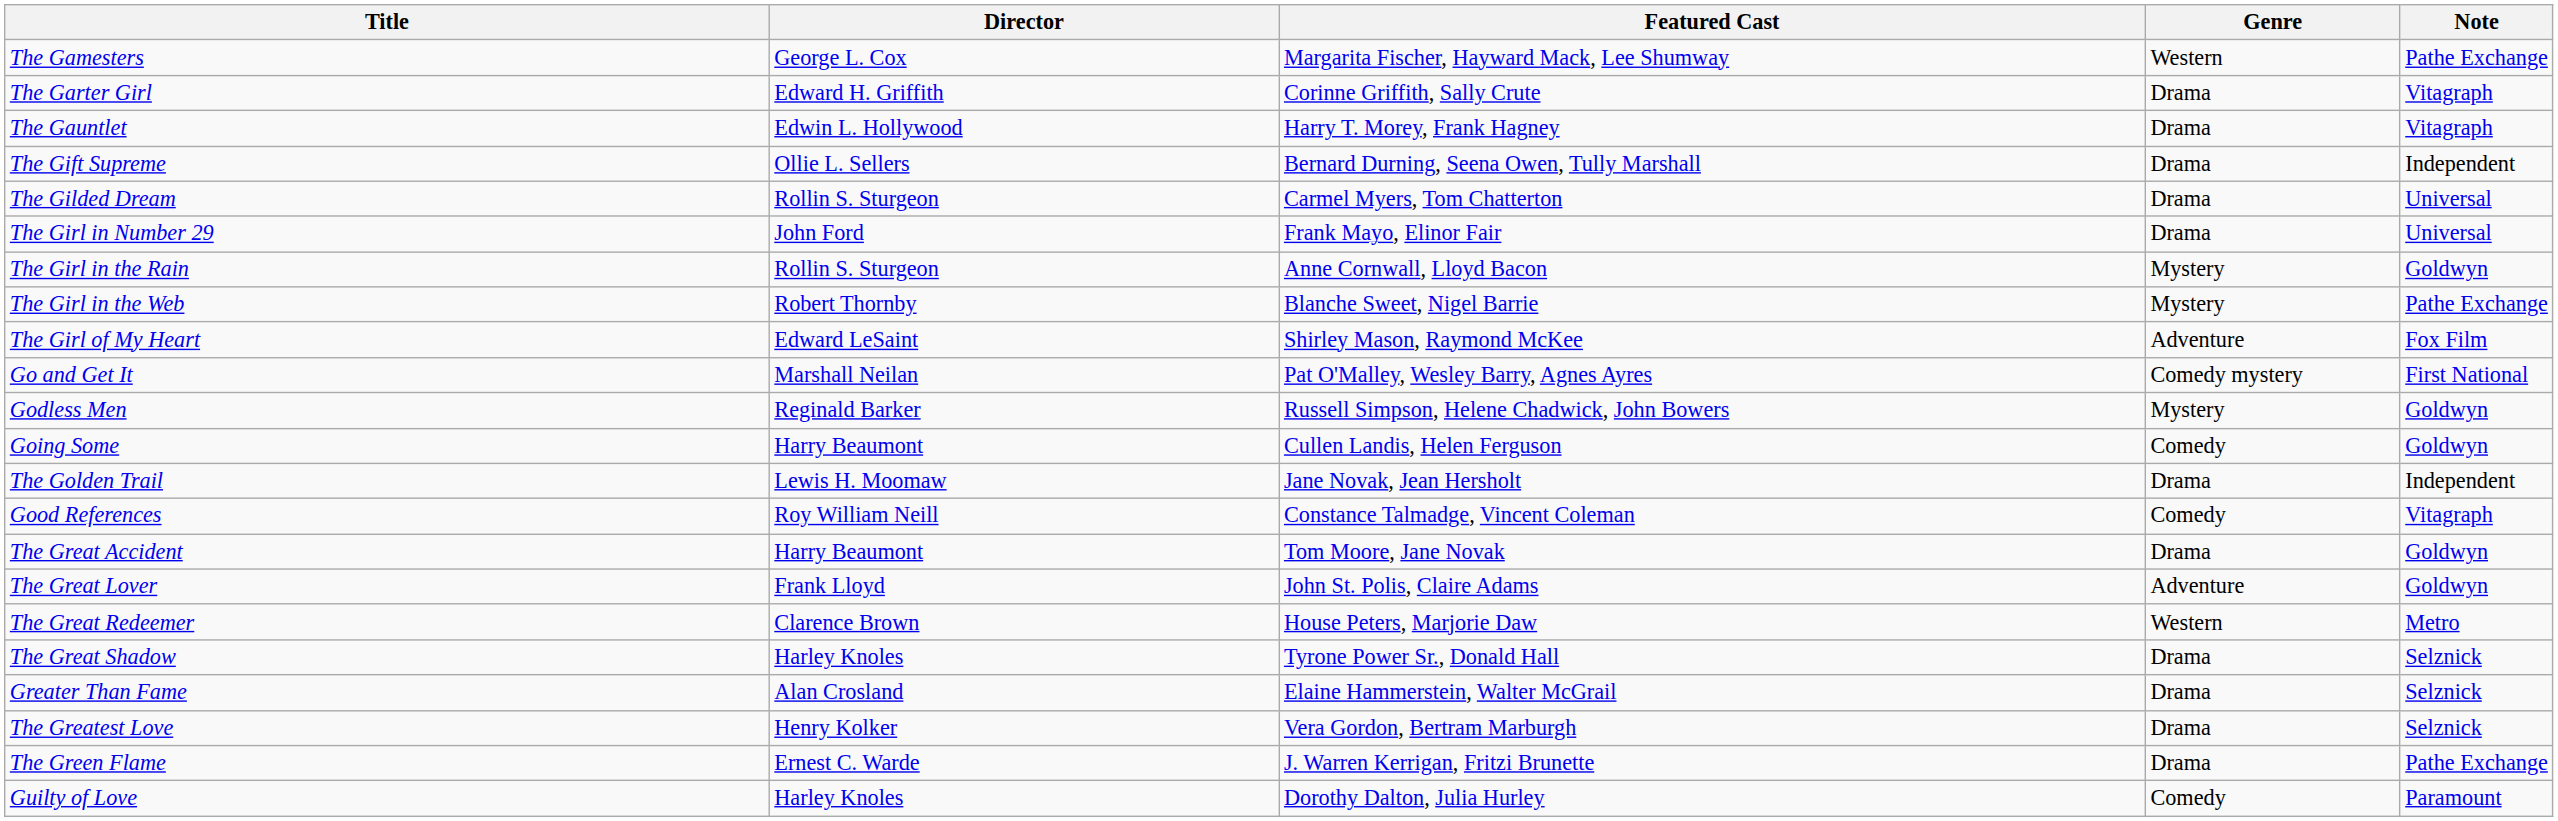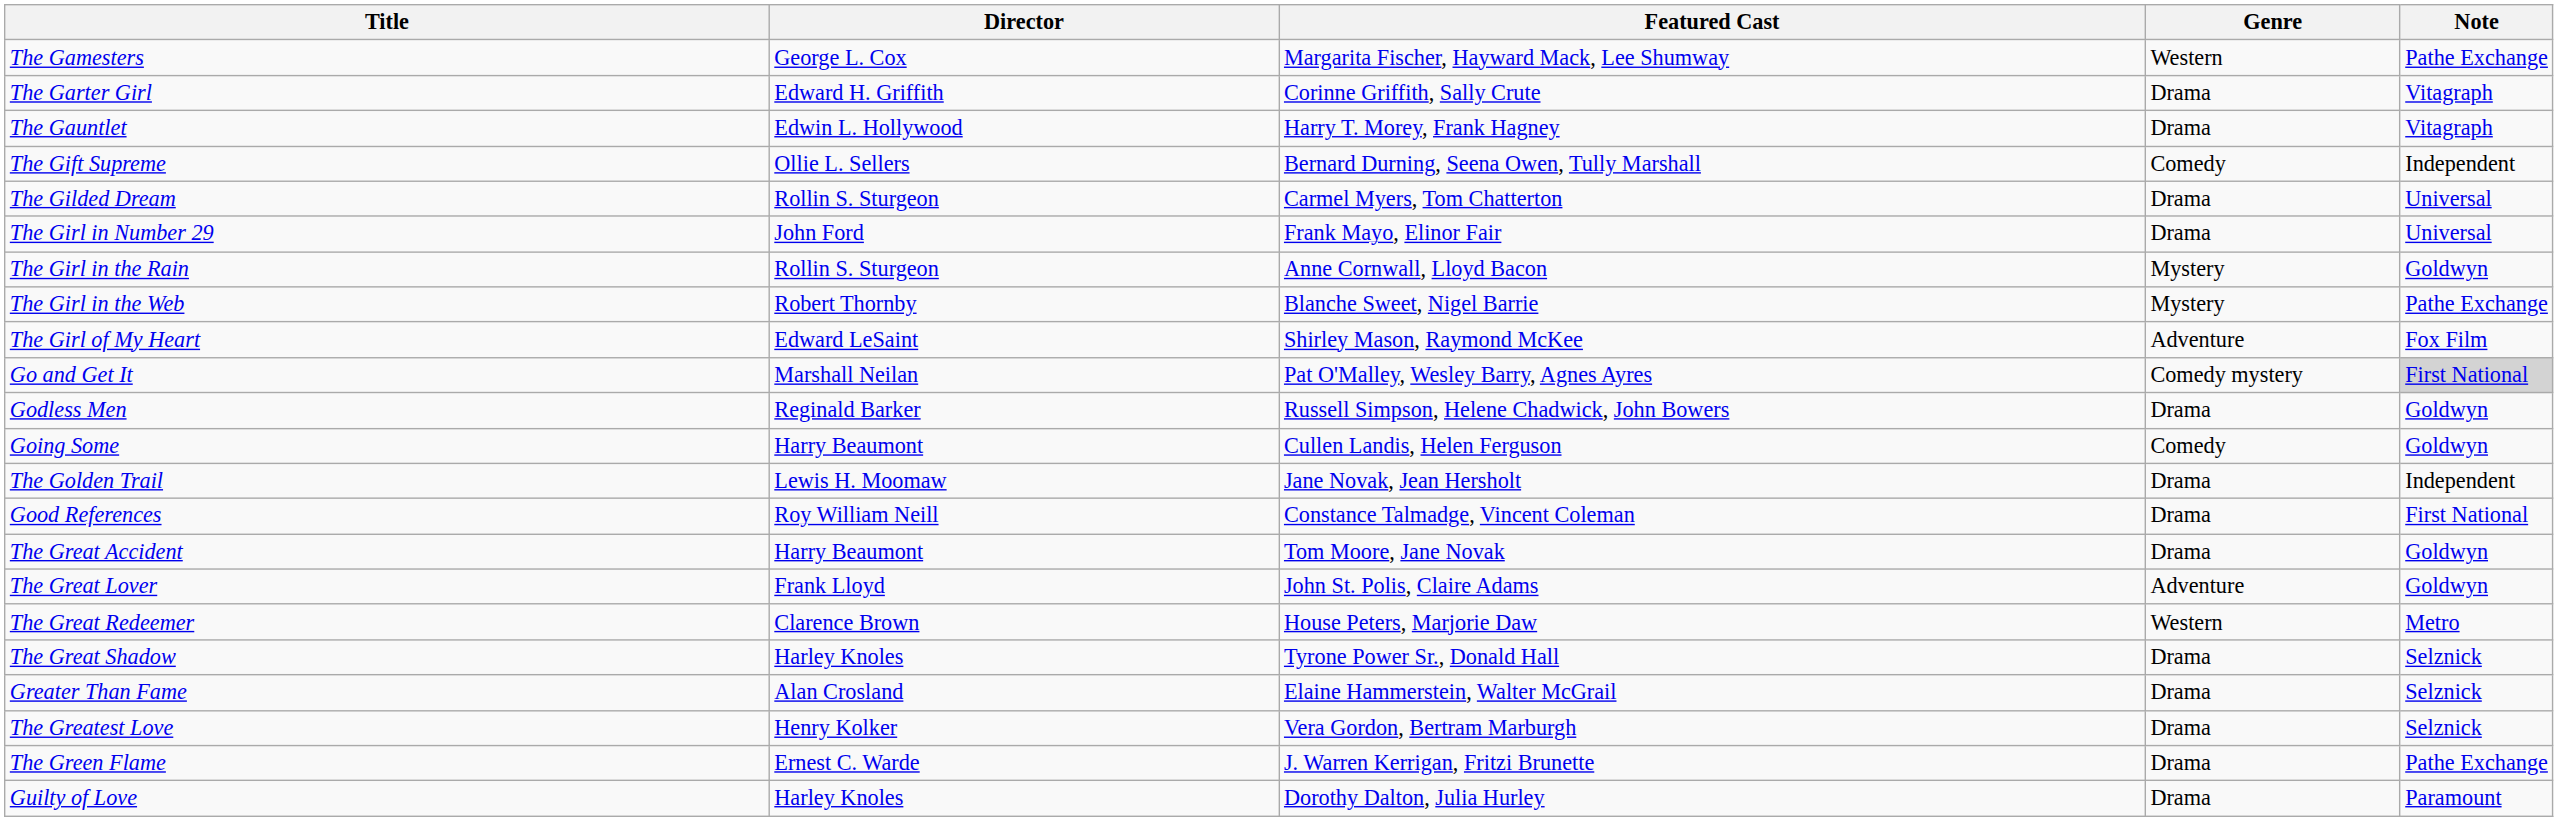(2181, 163) Drama -> (2188, 163) Comedy
(2467, 374) no background -> (2467, 374) lightgrey background
(2187, 410) Mystery -> (2181, 410) Drama
(2188, 515) Comedy -> (2181, 515) Drama
(2449, 515) Vitagraph -> (2467, 515) First National
(2188, 798) Comedy -> (2181, 798) Drama
